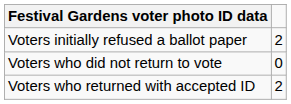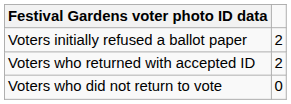rows swapped: (132, 87) <-> (115, 63)
